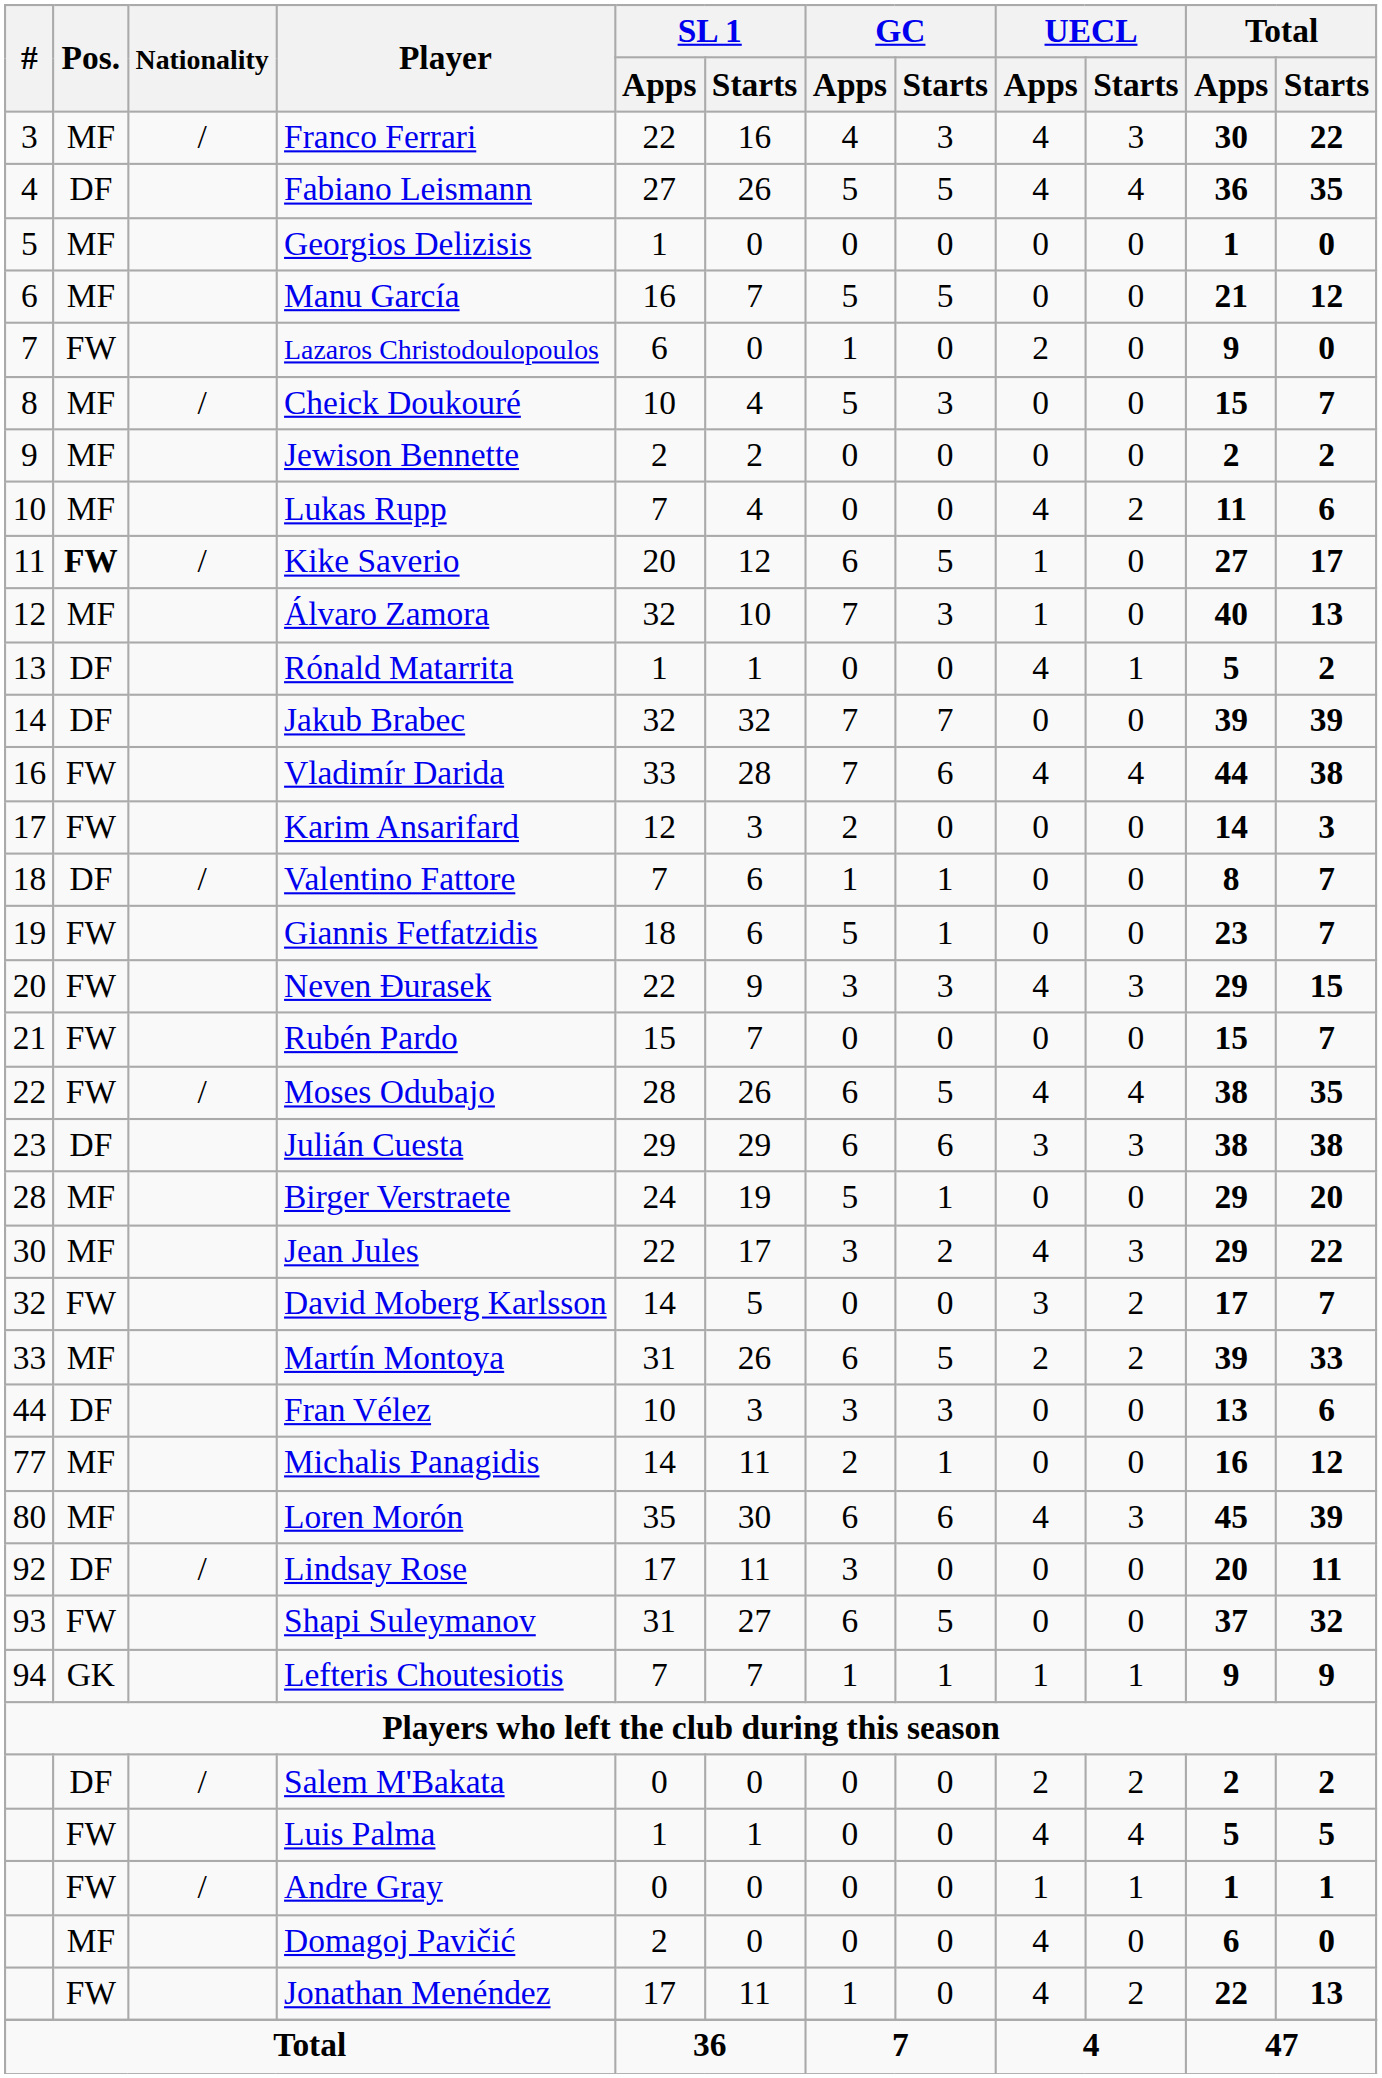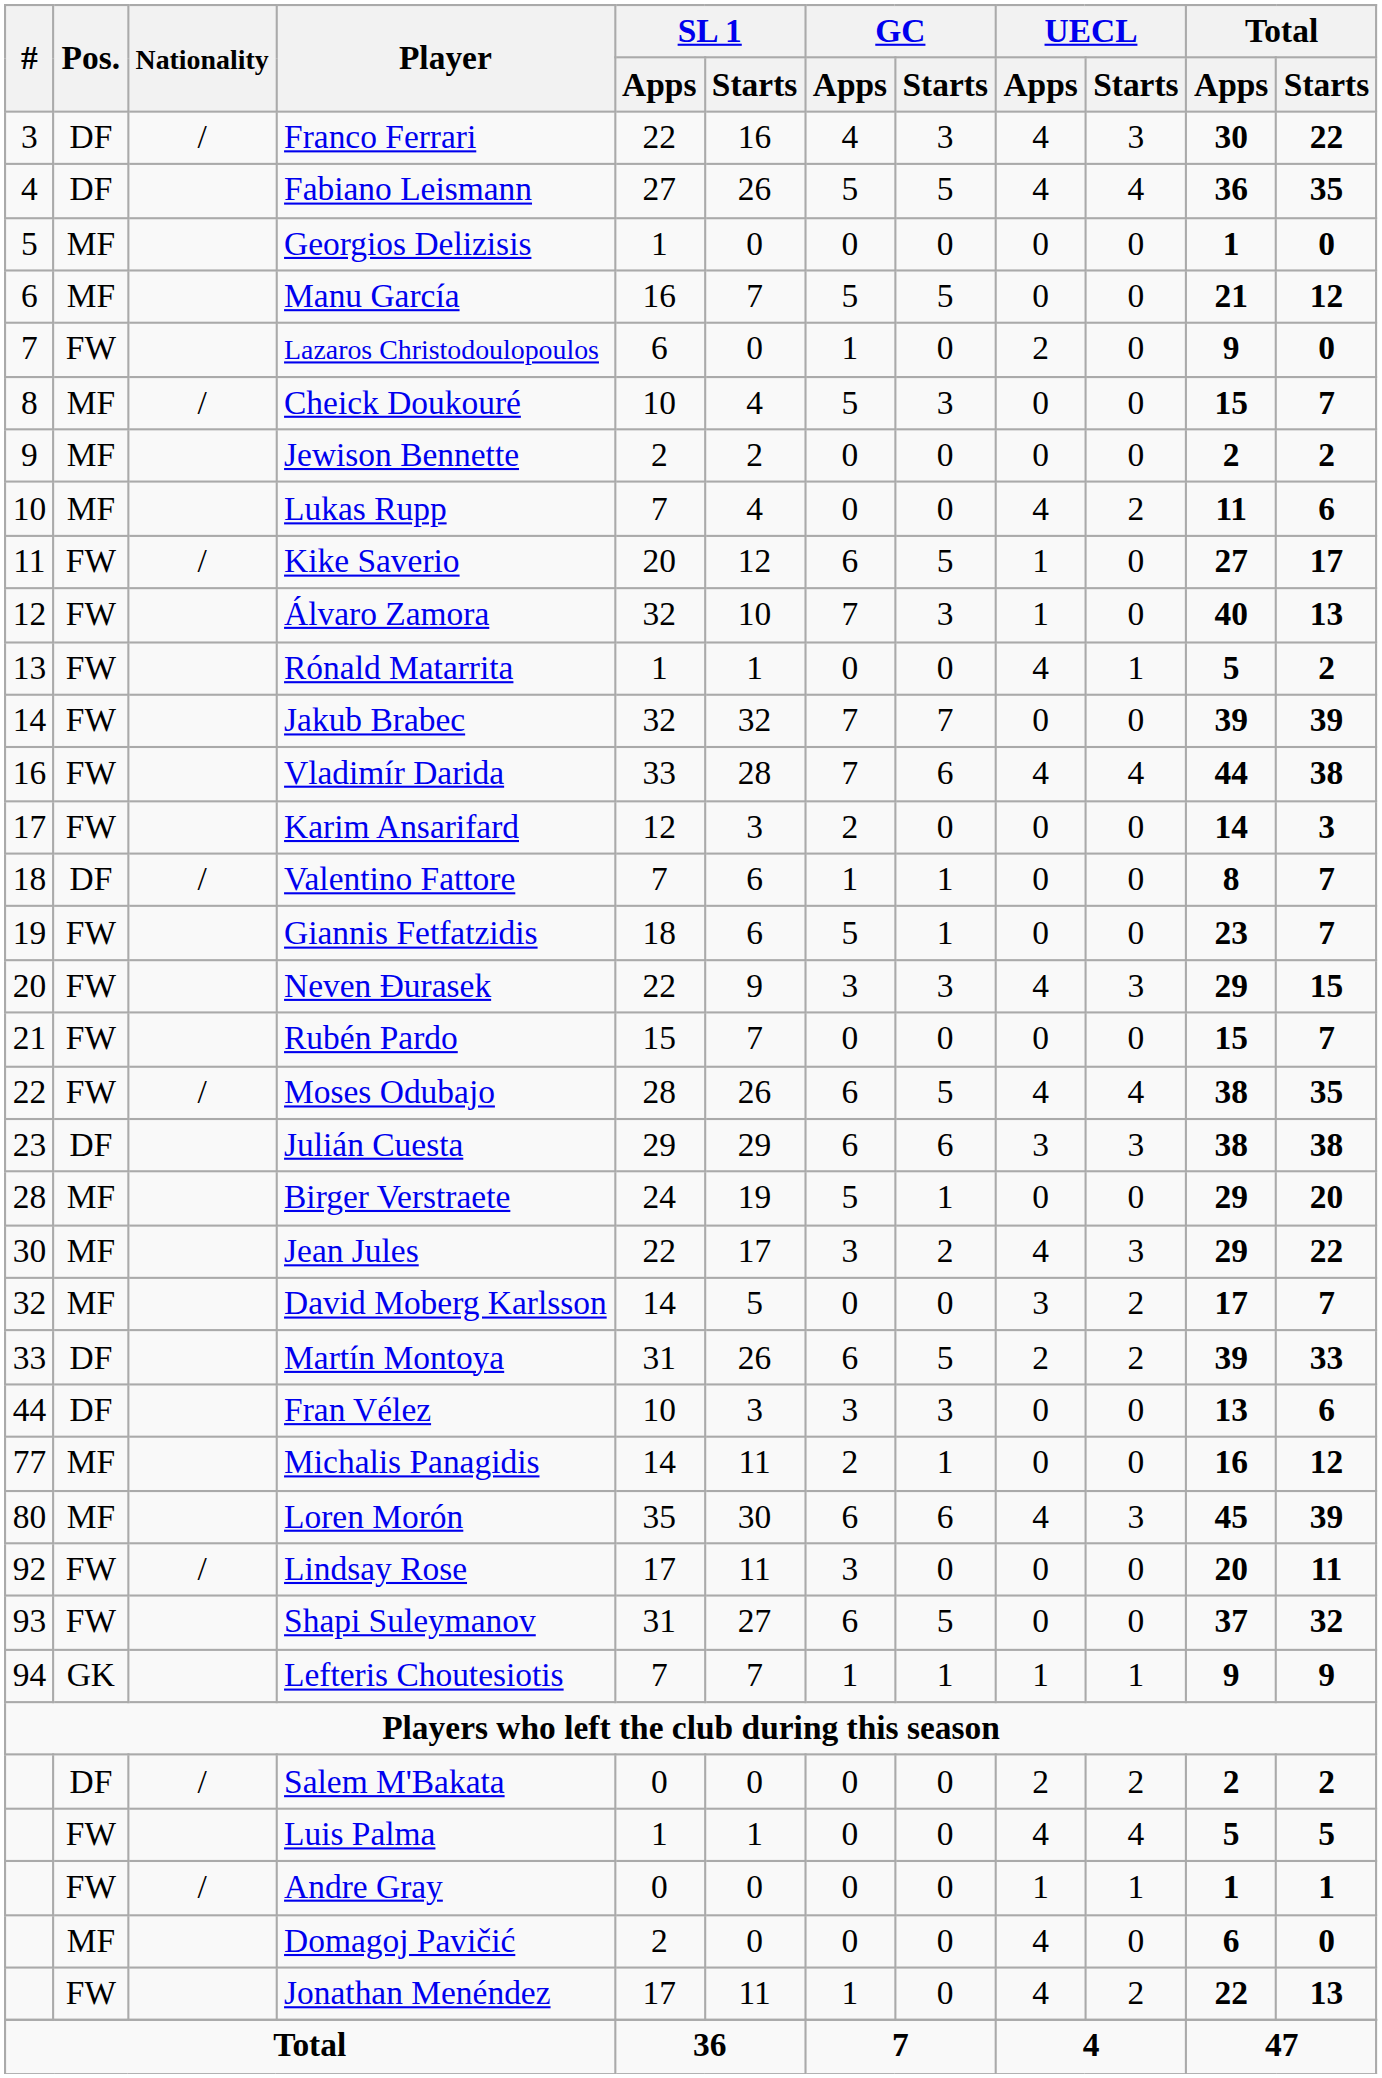(91, 137) MF -> (91, 137) DF
(91, 561) bold -> (91, 561) normal
(91, 614) MF -> (91, 614) FW
(91, 667) DF -> (91, 667) FW
(91, 720) DF -> (91, 720) FW
(91, 1303) FW -> (91, 1303) MF
(91, 1356) MF -> (91, 1356) DF
(91, 1568) DF -> (91, 1568) FW
